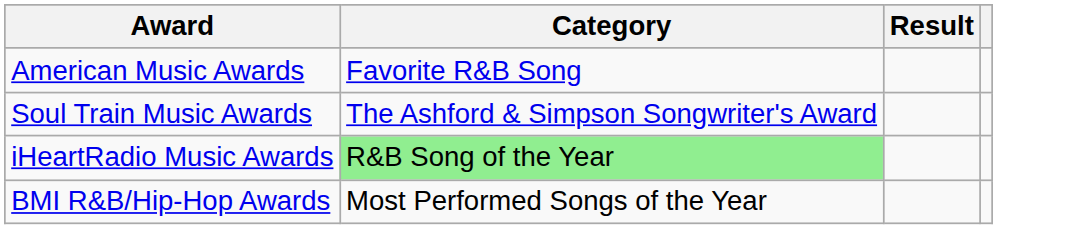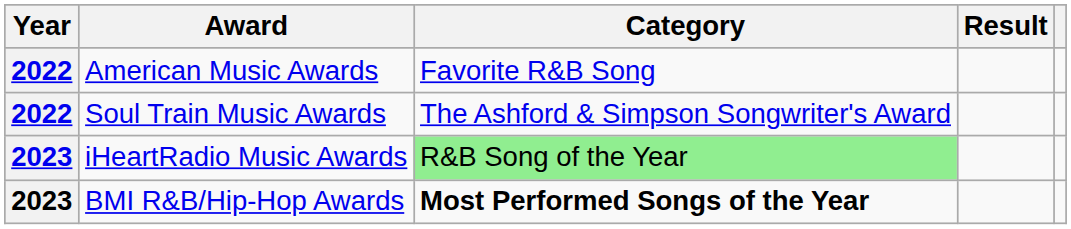+ column: (42, 26)
(556, 200) normal -> (645, 200) bold
